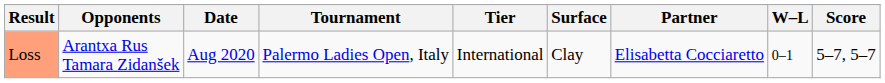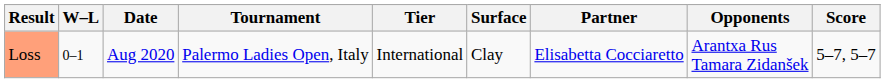columns swapped: (790, 17) <-> (121, 17)
